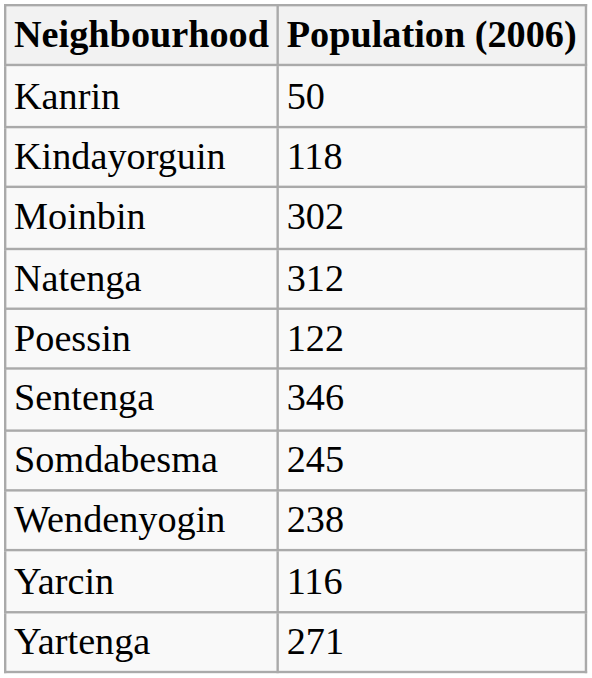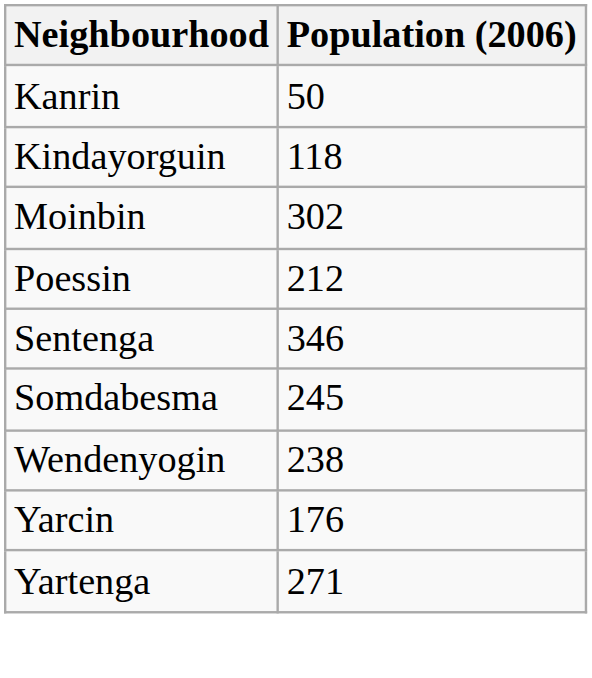- row: (78, 277)
(315, 338) 122 -> (315, 277) 212
(315, 580) 116 -> (315, 519) 176
